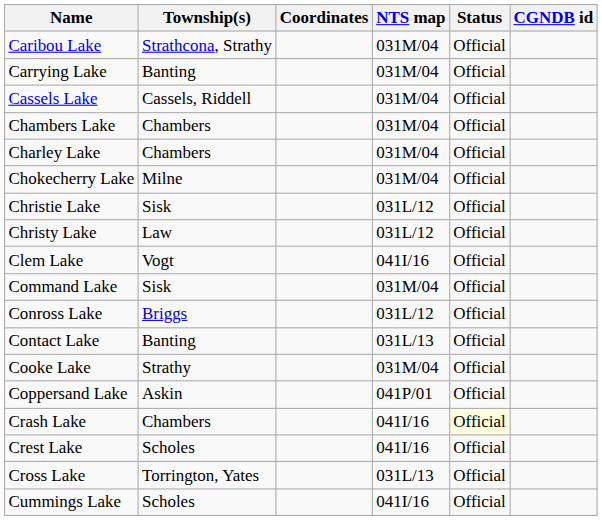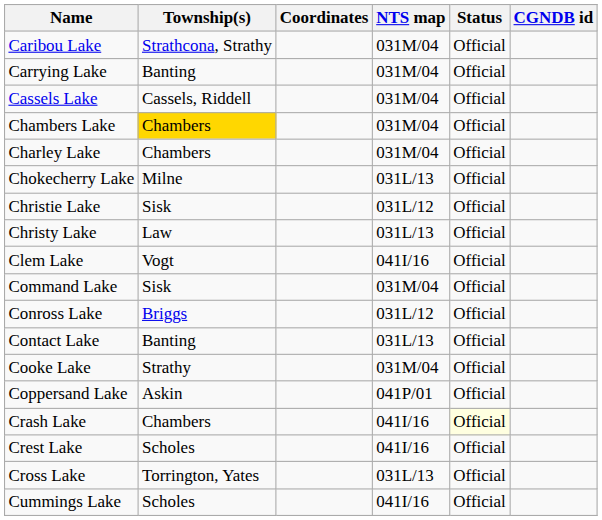(176, 125) no background -> (176, 125) gold background
(407, 179) 031M/04 -> (405, 179) 031L/13
(405, 233) 031L/12 -> (405, 233) 031L/13
